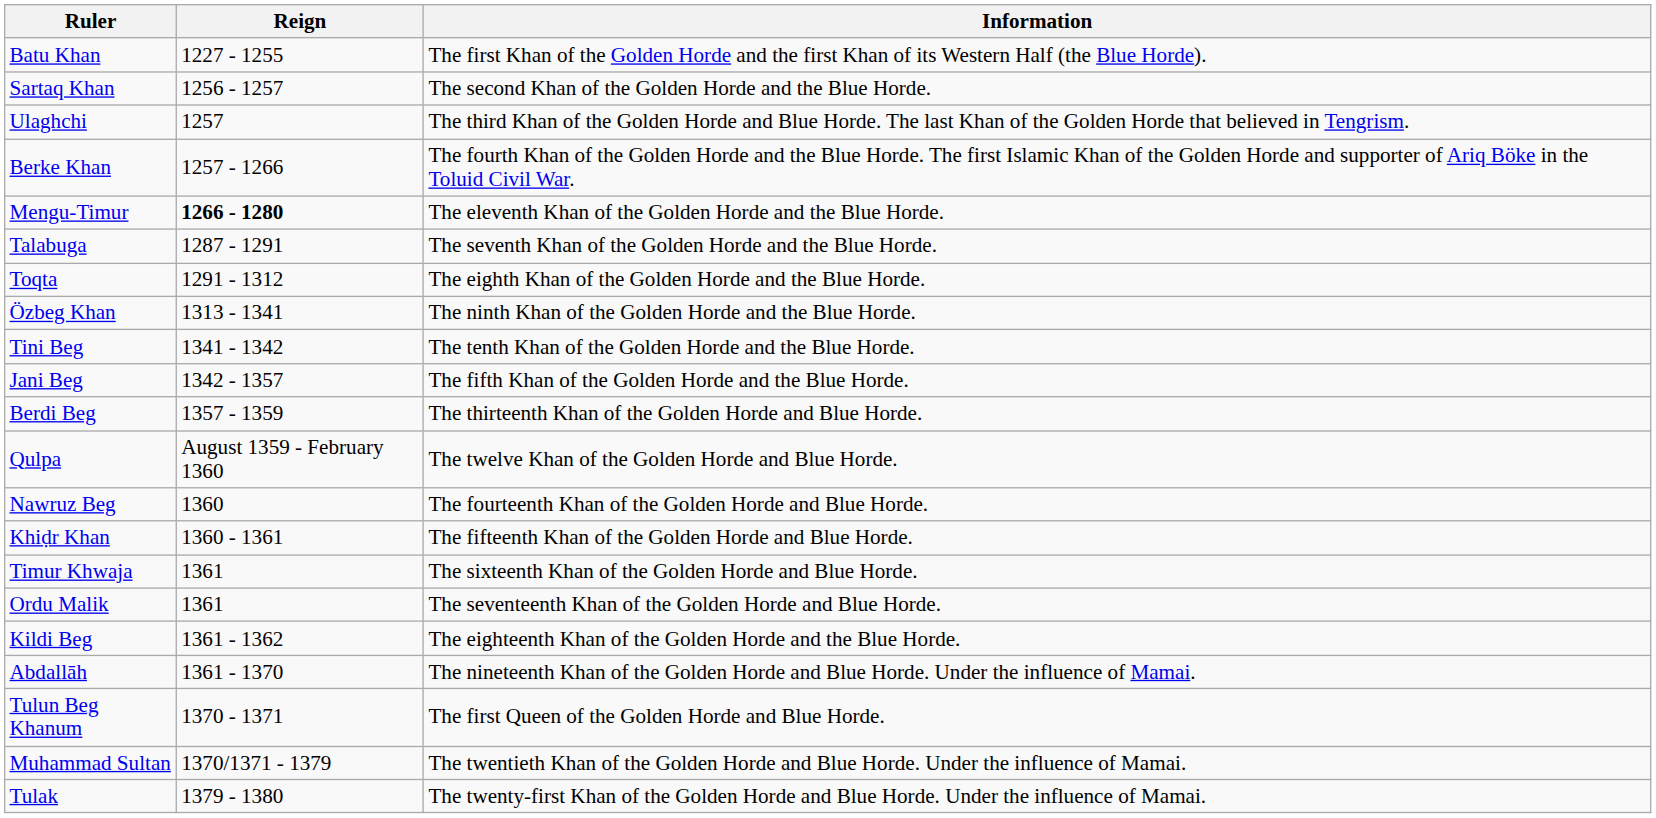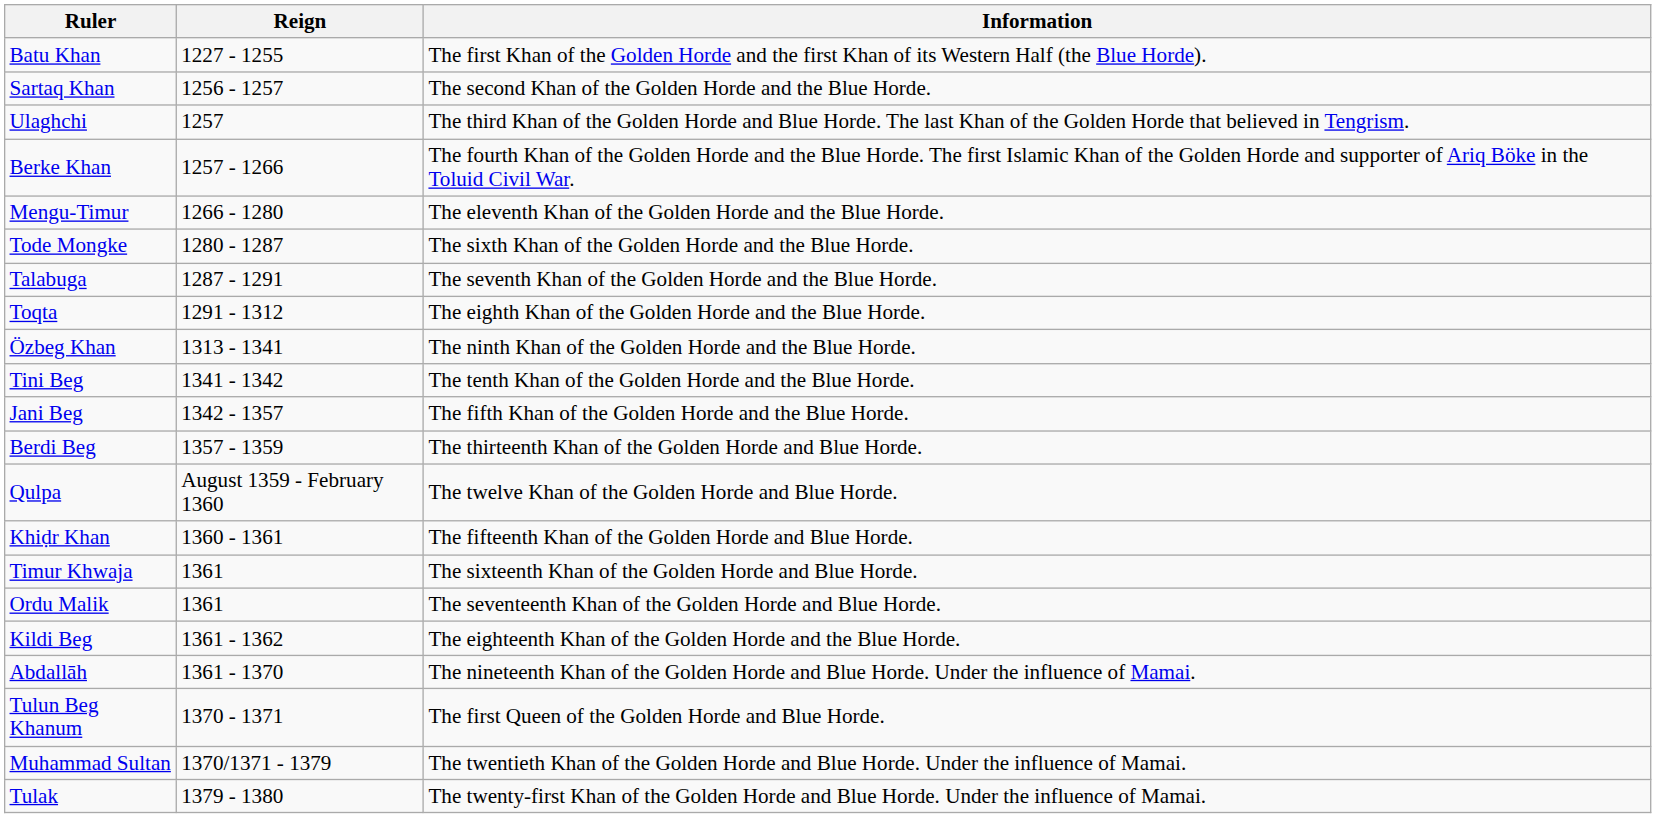(232, 212) bold -> (232, 212) normal
+ row: (68, 245)
- row: (63, 504)
